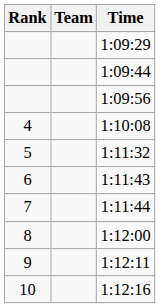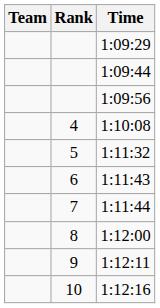columns swapped: (28, 18) <-> (74, 18)
